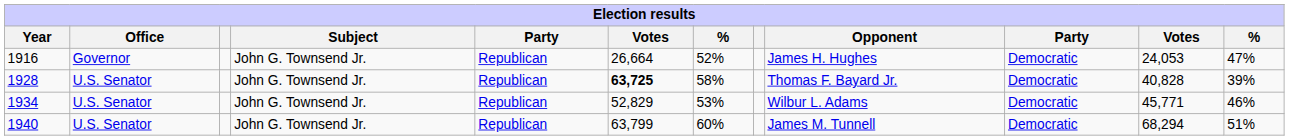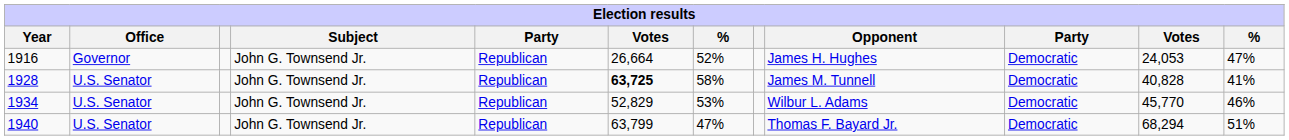(832, 80) Thomas F. Bayard Jr. -> (821, 80) James M. Tunnell
(1241, 80) 39% -> (1241, 80) 41%
(1163, 102) 45,771 -> (1163, 102) 45,770
(710, 124) 60% -> (710, 124) 47%
(821, 124) James M. Tunnell -> (832, 124) Thomas F. Bayard Jr.
